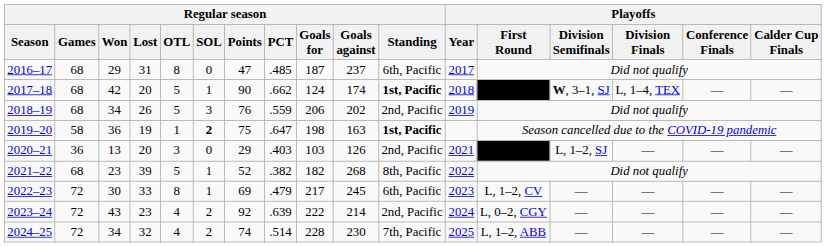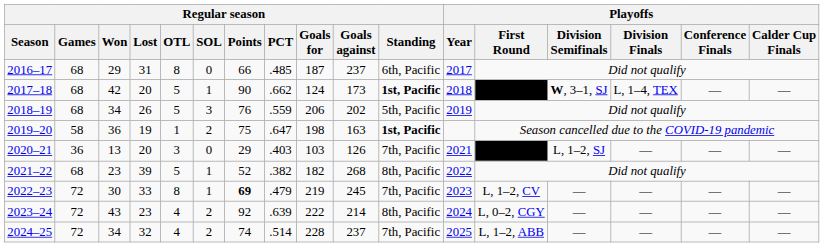(245, 69) 47 -> (245, 69) 66
(356, 89) 174 -> (356, 89) 173
(412, 110) 2nd, Pacific -> (411, 110) 5th, Pacific
(209, 130) bold -> (209, 130) normal
(412, 150) 2nd, Pacific -> (411, 150) 7th, Pacific
(245, 191) normal -> (245, 191) bold
(315, 191) 217 -> (315, 191) 219
(412, 191) 6th, Pacific -> (411, 191) 7th, Pacific
(412, 211) 2nd, Pacific -> (411, 211) 8th, Pacific
(356, 232) 230 -> (356, 232) 237
